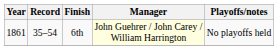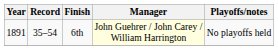(16, 32) 1861 -> (16, 32) 1891
